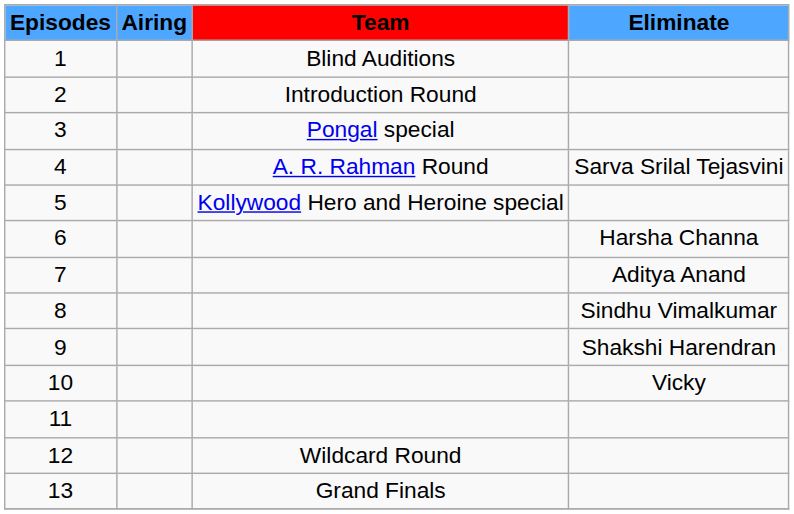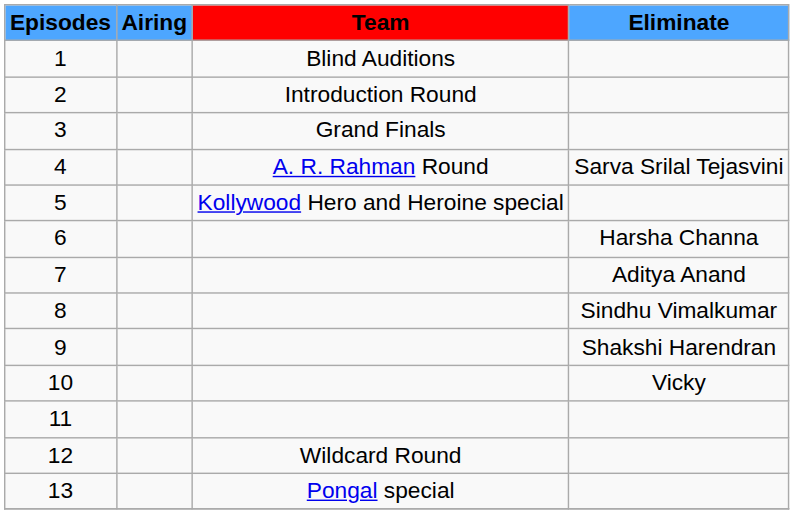(381, 130) Pongal special -> (381, 130) Grand Finals
(381, 490) Grand Finals -> (381, 490) Pongal special
